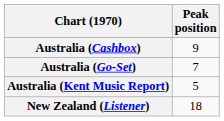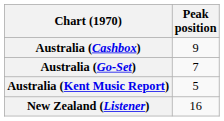(196, 106) 18 -> (196, 106) 16
